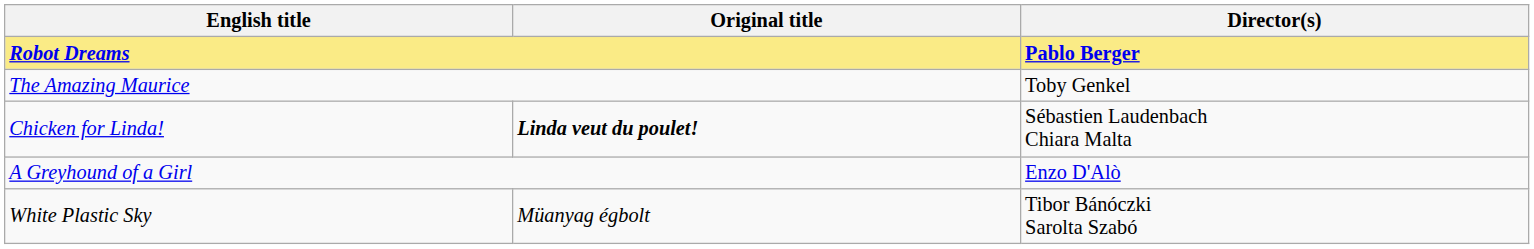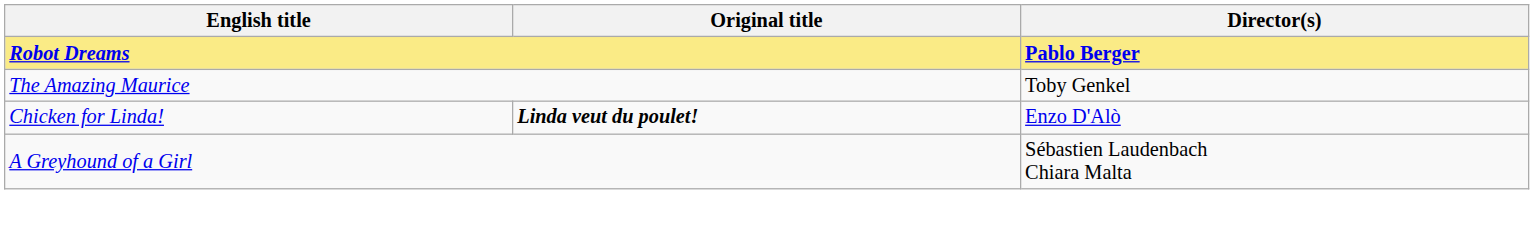(1116, 128) Sébastien Laudenbach Chiara Malta -> (1073, 117) Enzo D'Alò
(1073, 172) Enzo D'Alò -> (1116, 160) Sébastien Laudenbach Chiara Malta
- row: (80, 216)
